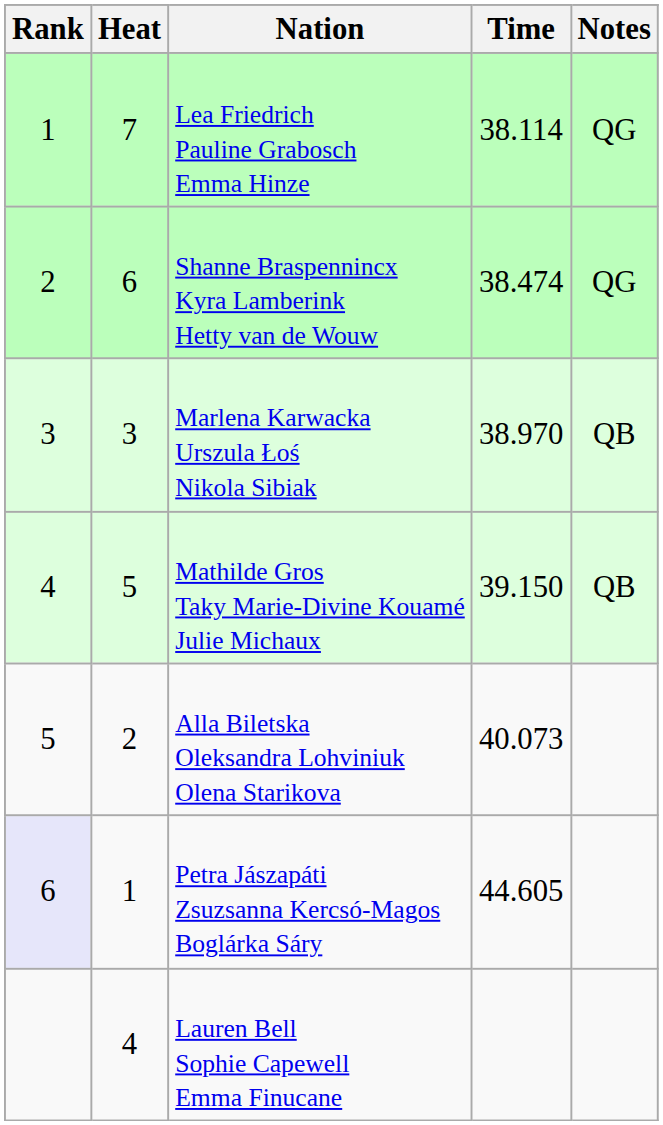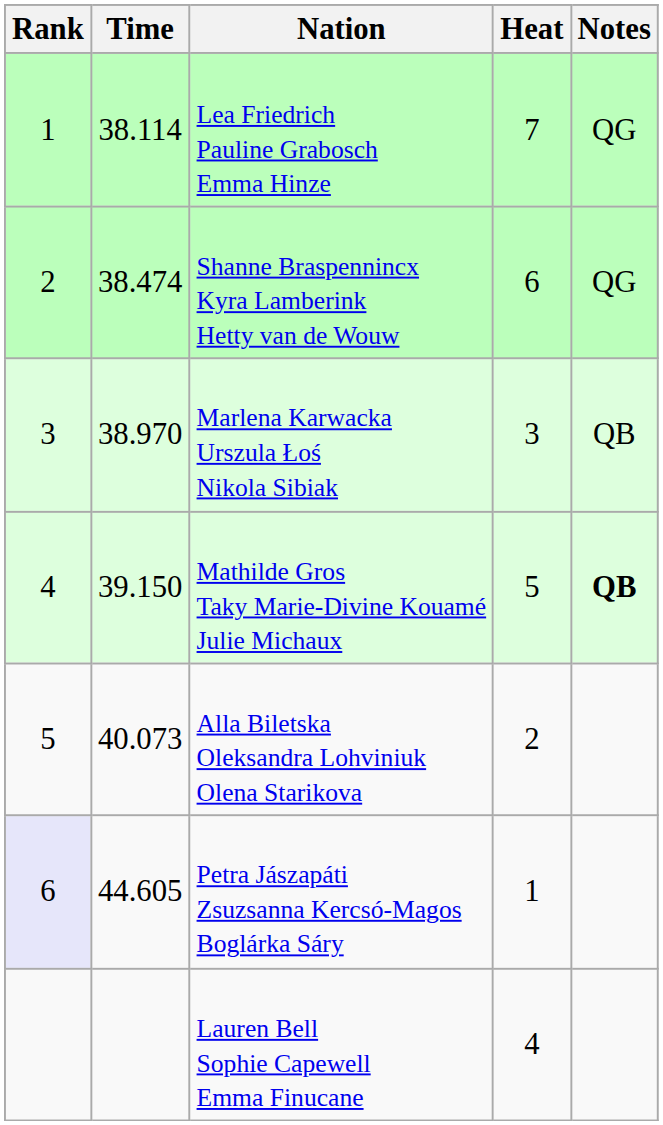columns swapped: (129, 28) <-> (521, 28)
(614, 586) normal -> (614, 586) bold
